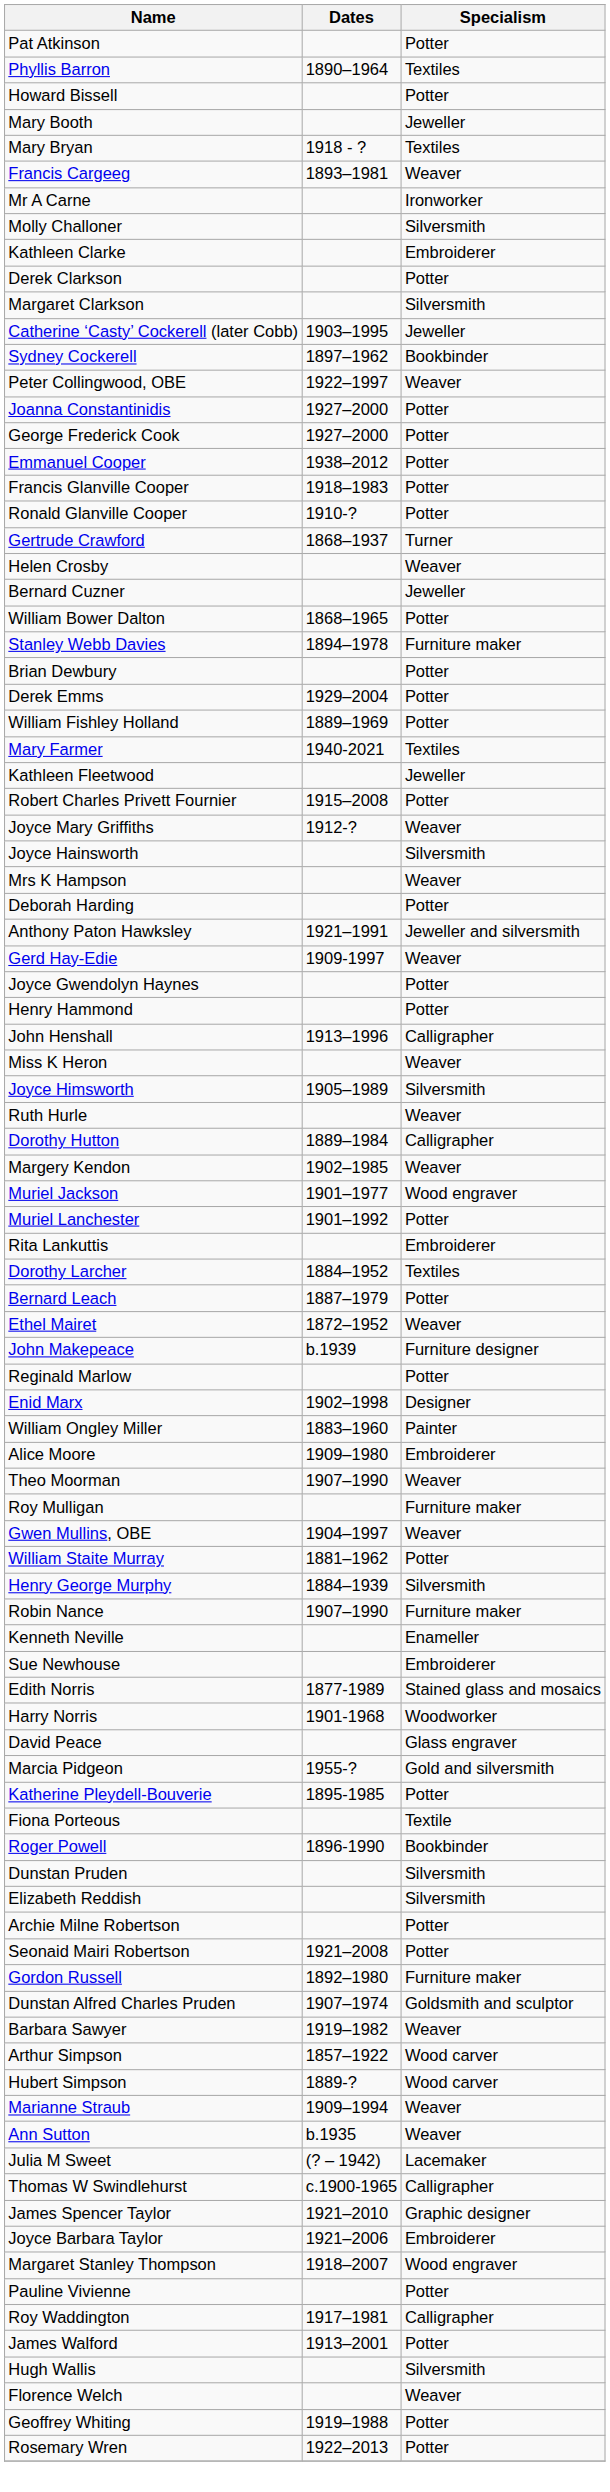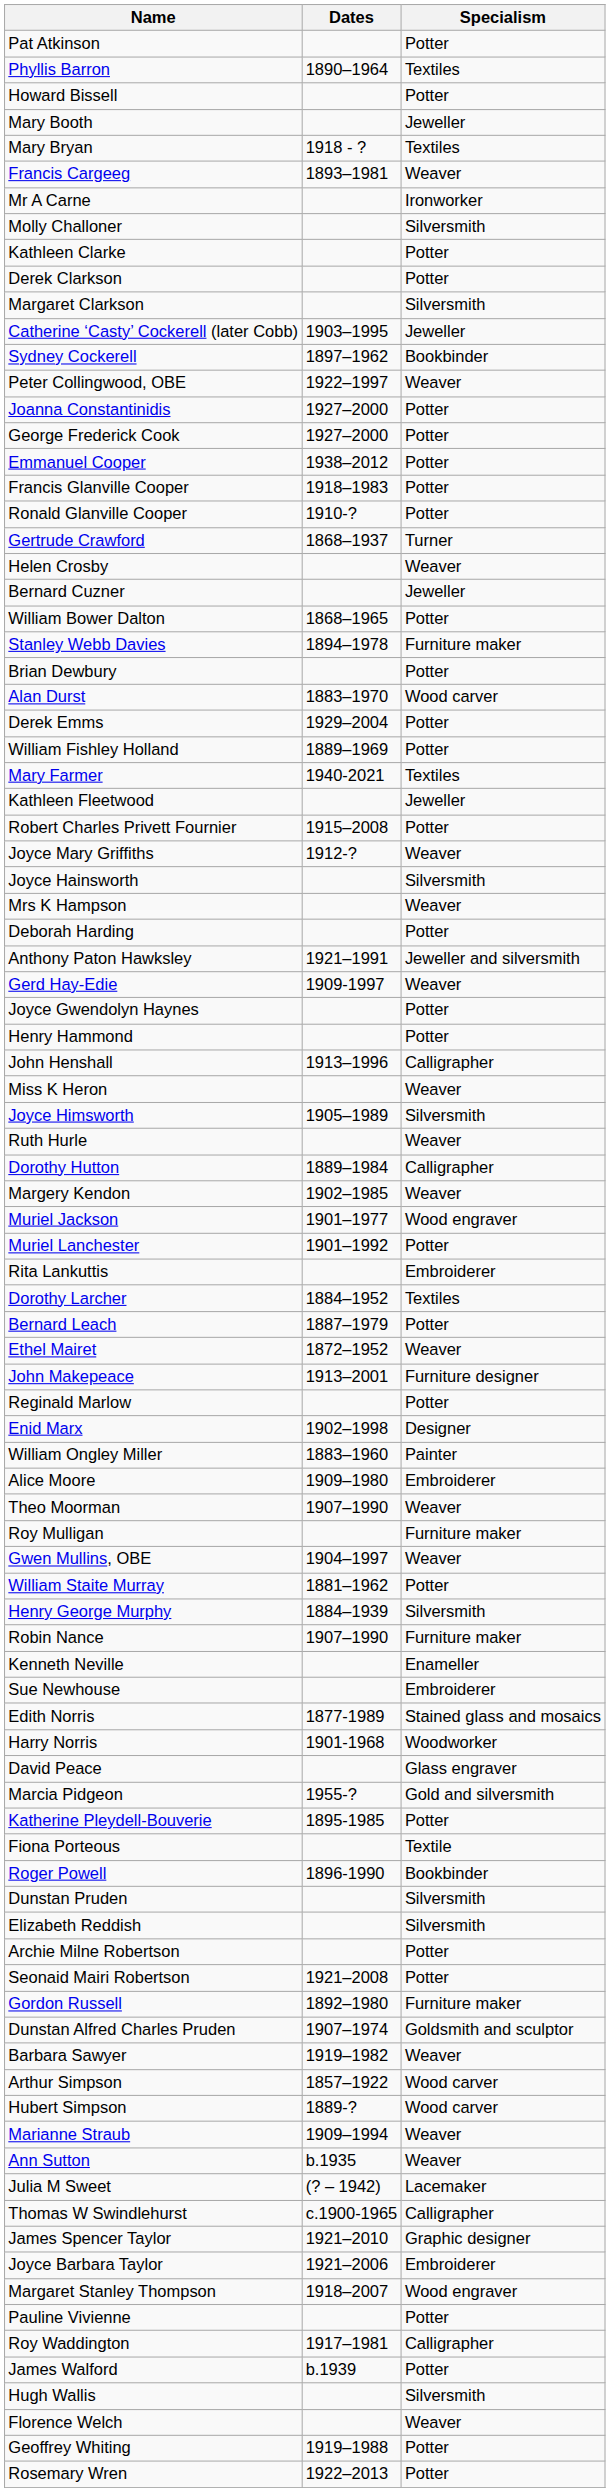(450, 252) Embroiderer -> (427, 252) Potter
+ row: (47, 697)
(331, 1350) b.1939 -> (347, 1376) 1913–2001
(347, 2343) 1913–2001 -> (331, 2369) b.1939
